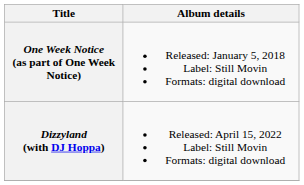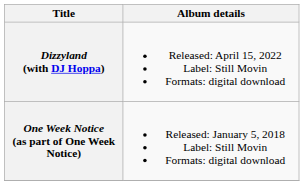rows swapped: (64, 62) <-> (64, 141)
